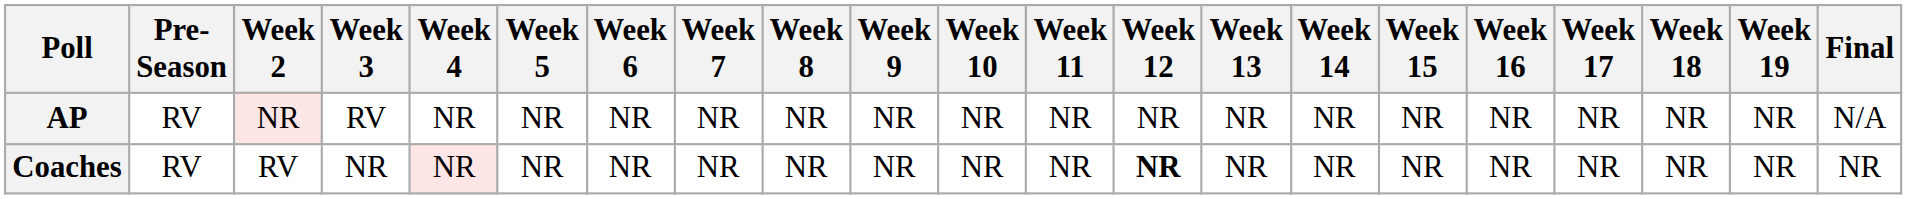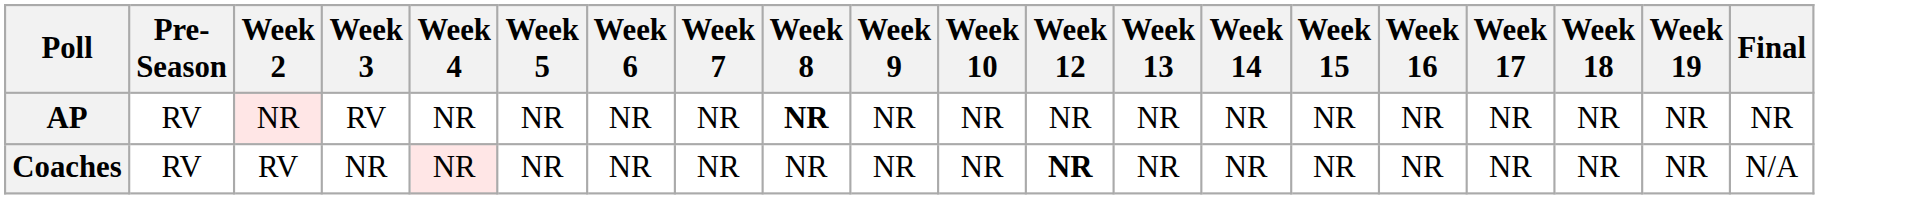- column: (1070, 48)
(806, 117) normal -> (806, 117) bold
(1860, 117) N/A -> (1772, 117) NR
(1860, 168) NR -> (1772, 168) N/A
